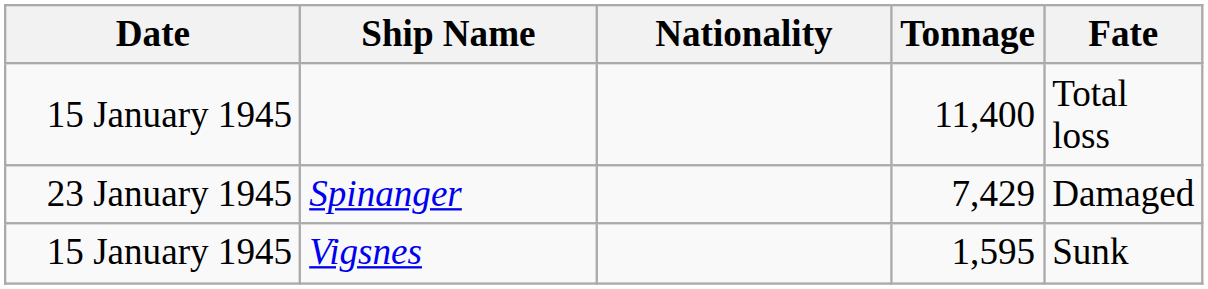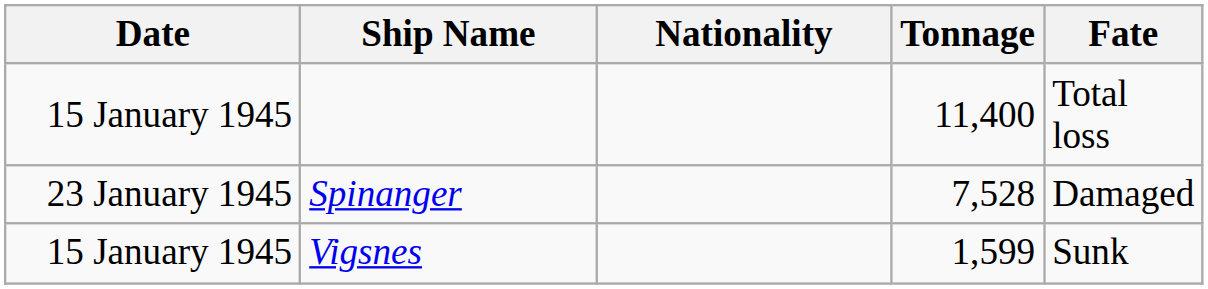(993, 193) 7,429 -> (993, 193) 7,528
(993, 252) 1,595 -> (993, 252) 1,599
